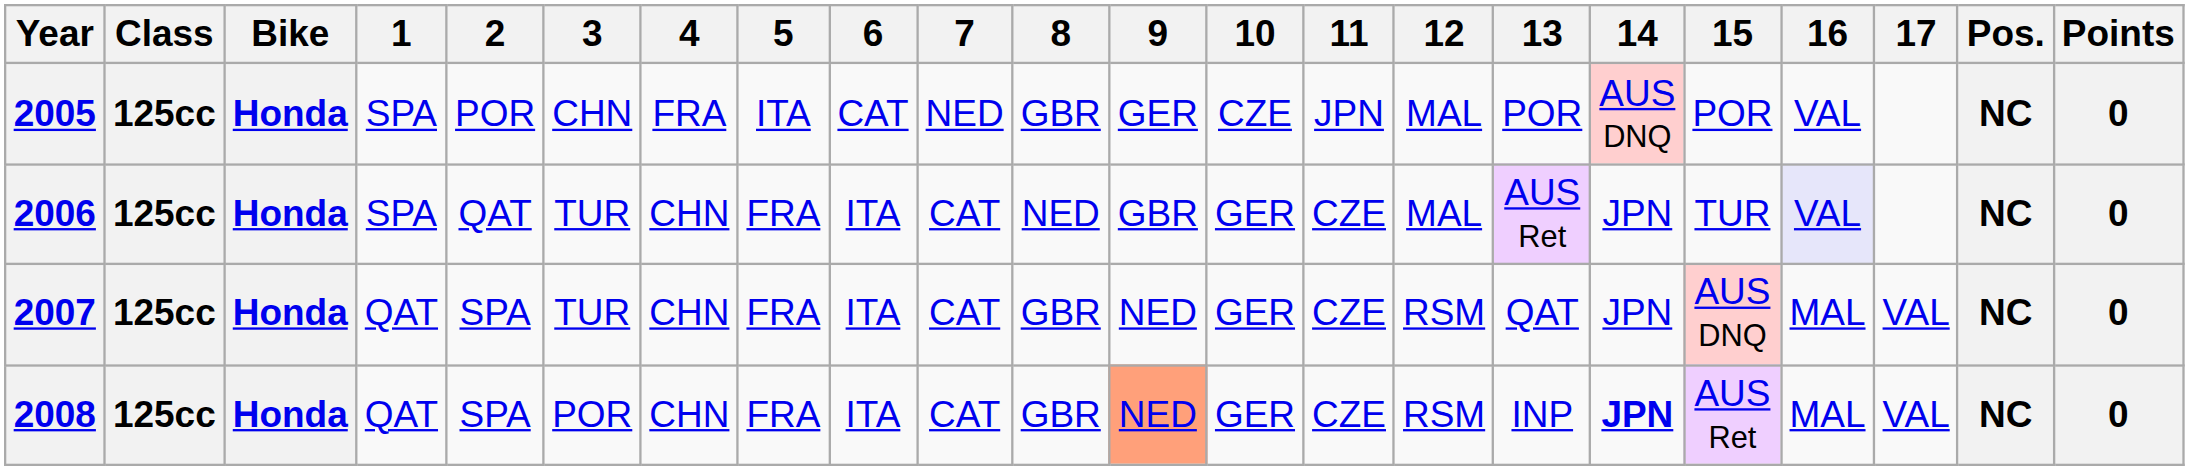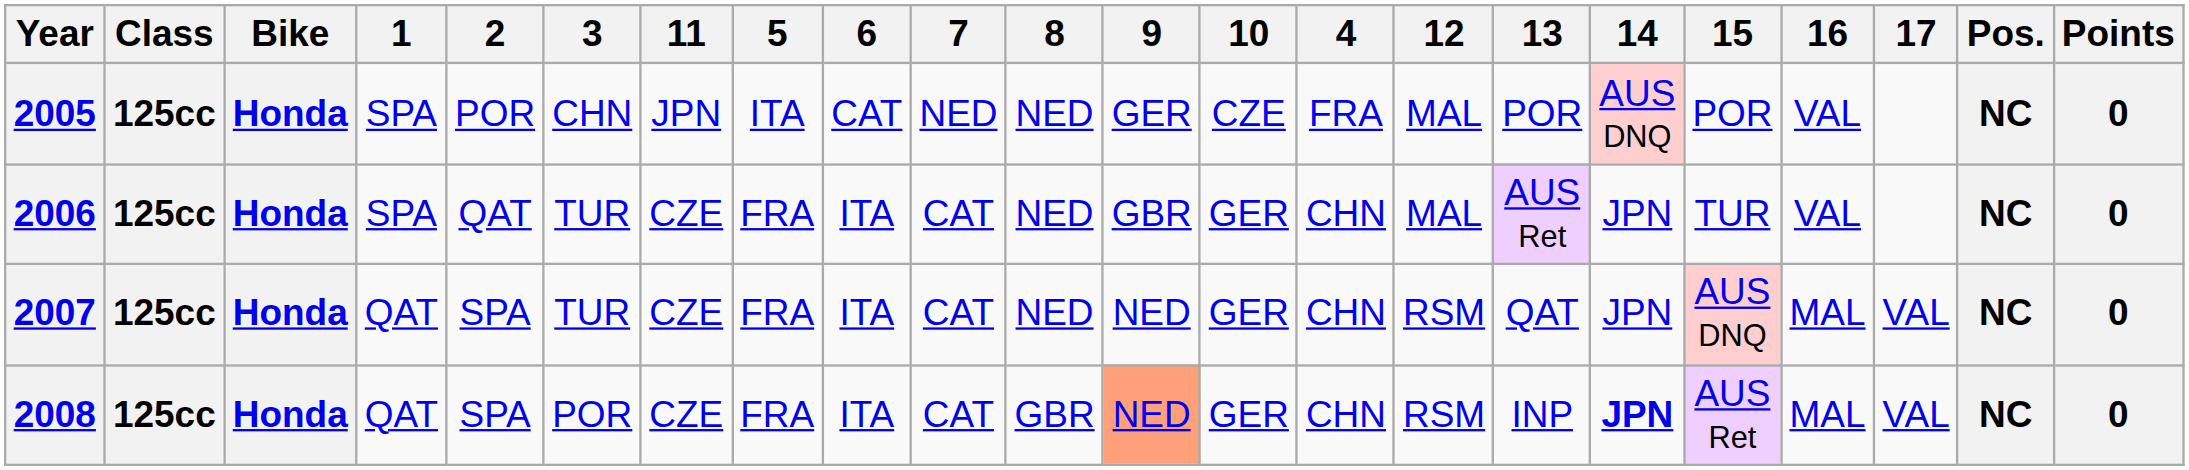columns swapped: (689, 33) <-> (1349, 33)
(1061, 113) GBR -> (1055, 113) NED
(1828, 213) lavender background -> (1828, 213) no background
(1061, 313) GBR -> (1055, 313) NED
